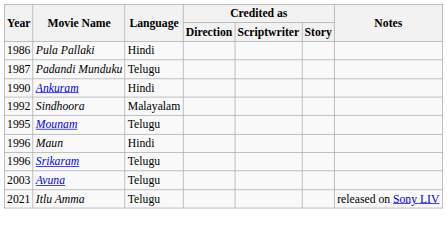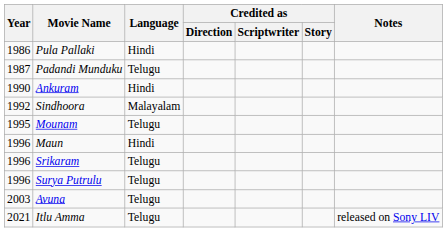+ row: (69, 180)
